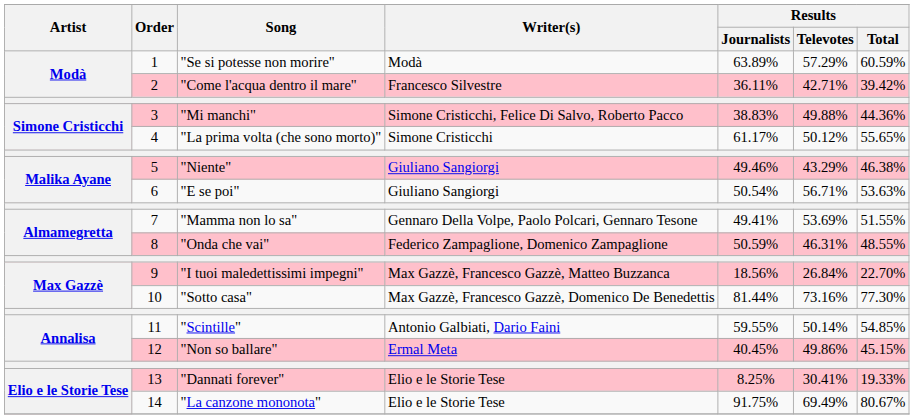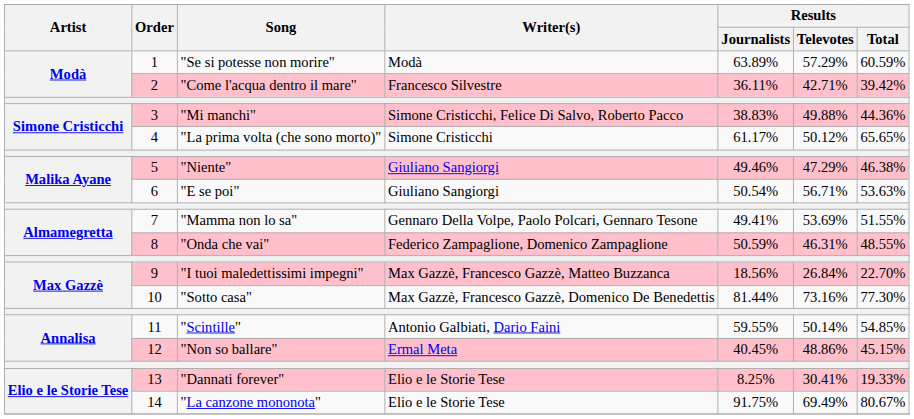(883, 138) 55.65% -> (883, 138) 65.65%
(825, 168) 43.29% -> (825, 168) 47.29%
(825, 349) 49.86% -> (825, 349) 48.86%
